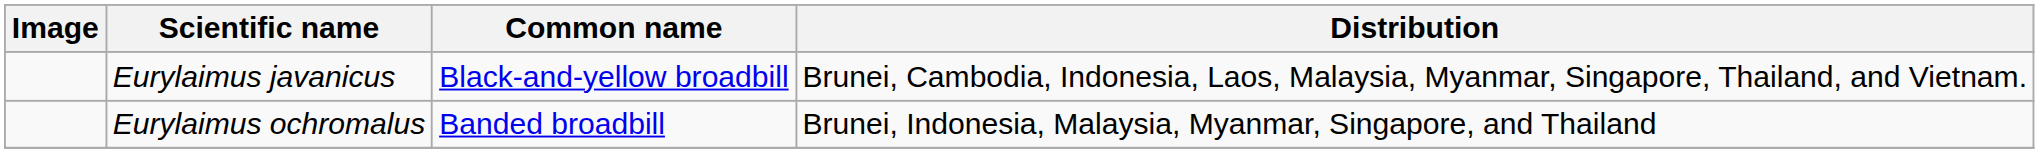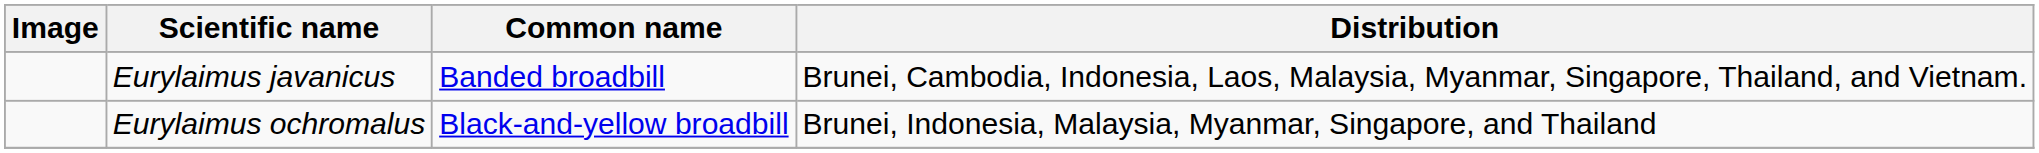(614, 76) Black-and-yellow broadbill -> (552, 76) Banded broadbill
(552, 123) Banded broadbill -> (614, 123) Black-and-yellow broadbill
